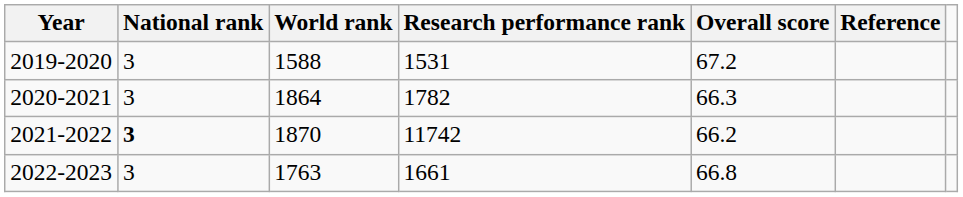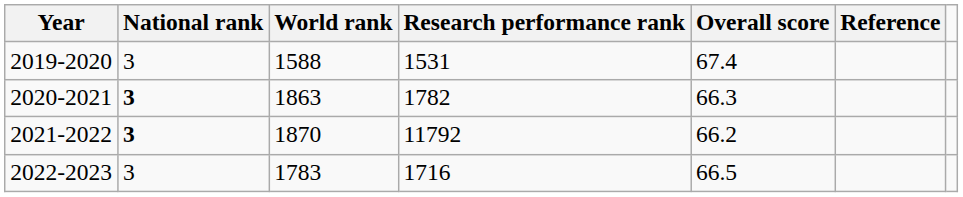(717, 60) 67.2 -> (717, 60) 67.4
(129, 97) normal -> (129, 97) bold
(298, 97) 1864 -> (298, 97) 1863
(432, 135) 11742 -> (432, 135) 11792
(298, 172) 1763 -> (298, 172) 1783
(427, 172) 1661 -> (427, 172) 1716
(717, 172) 66.8 -> (717, 172) 66.5
